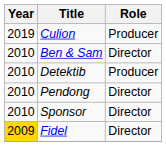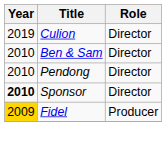(133, 33) Producer -> (130, 33) Director
- row: (63, 72)
(21, 111) normal -> (21, 92) bold
(130, 131) Director -> (133, 111) Producer
